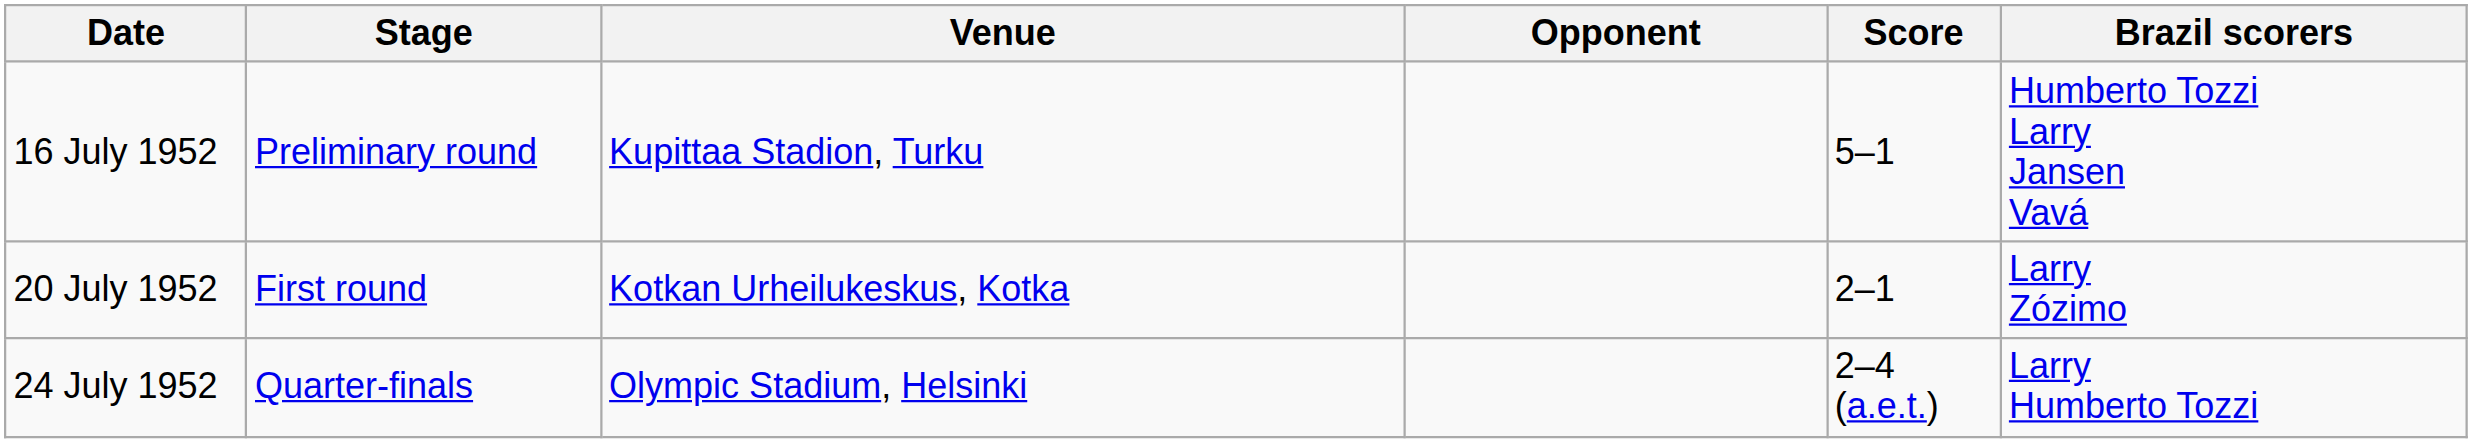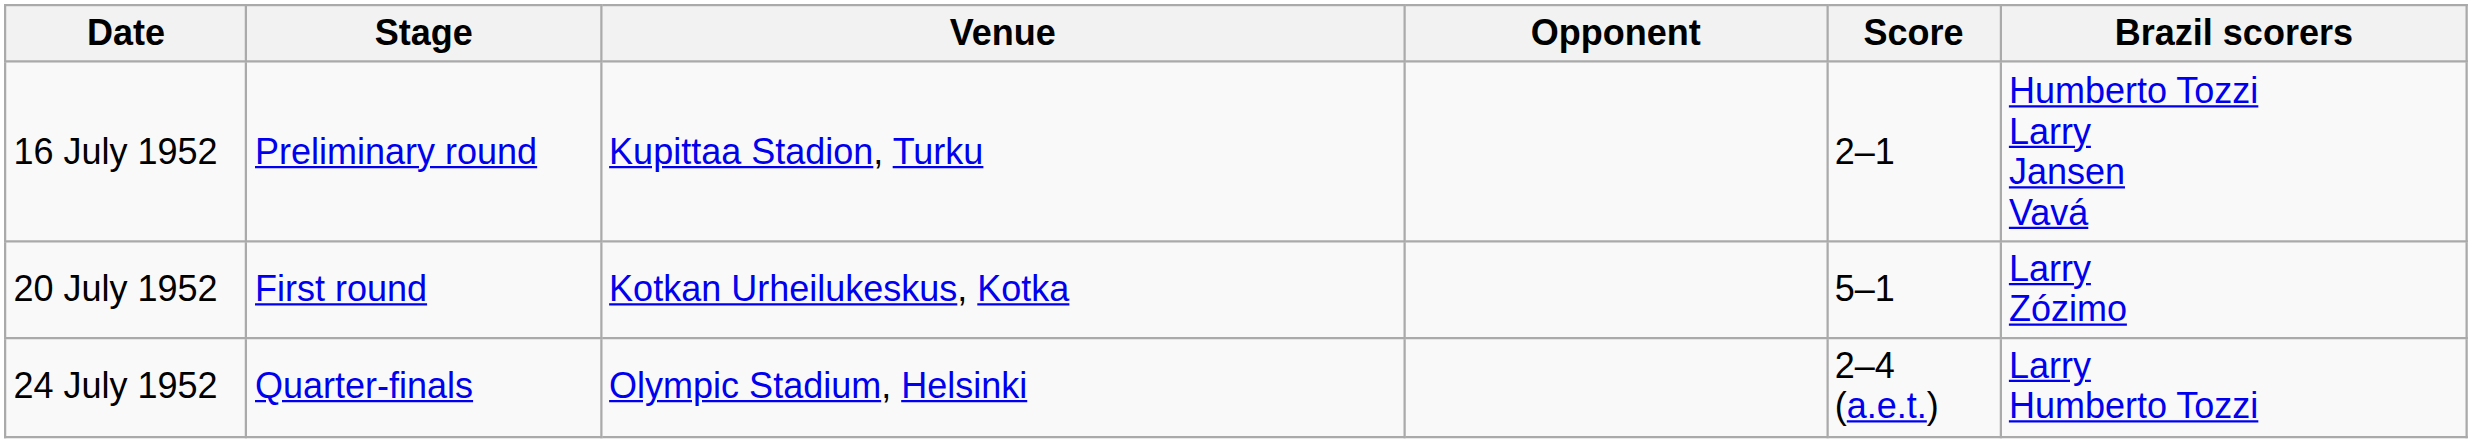(1865, 150) 5–1 -> (1865, 150) 2–1
(1865, 288) 2–1 -> (1865, 288) 5–1
